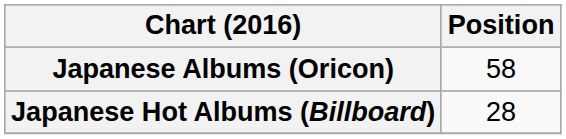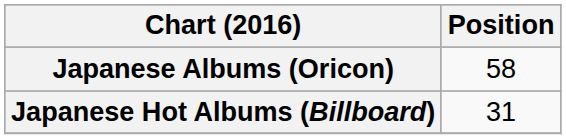(501, 111) 28 -> (501, 111) 31
